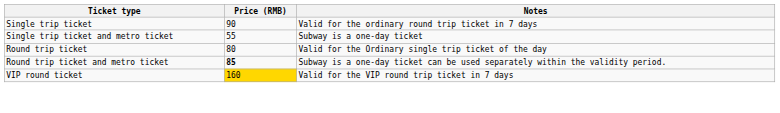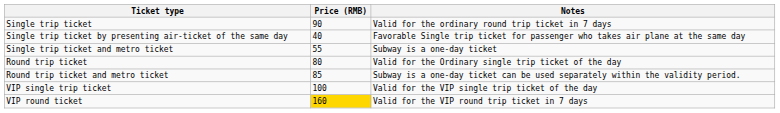+ row: (147, 37)
(231, 62) bold -> (317, 75) normal
+ row: (59, 88)
